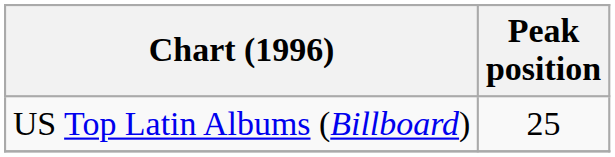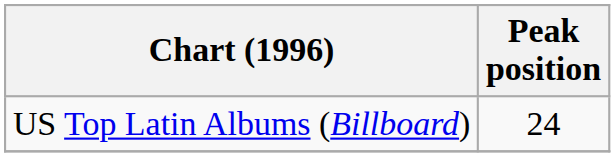(544, 123) 25 -> (544, 123) 24
